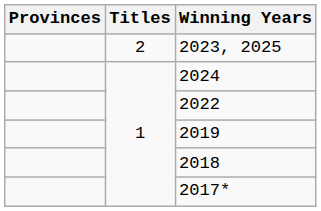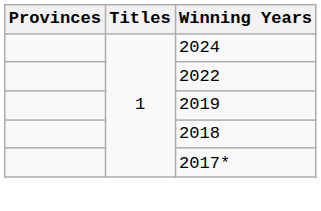- row: (230, 47)
